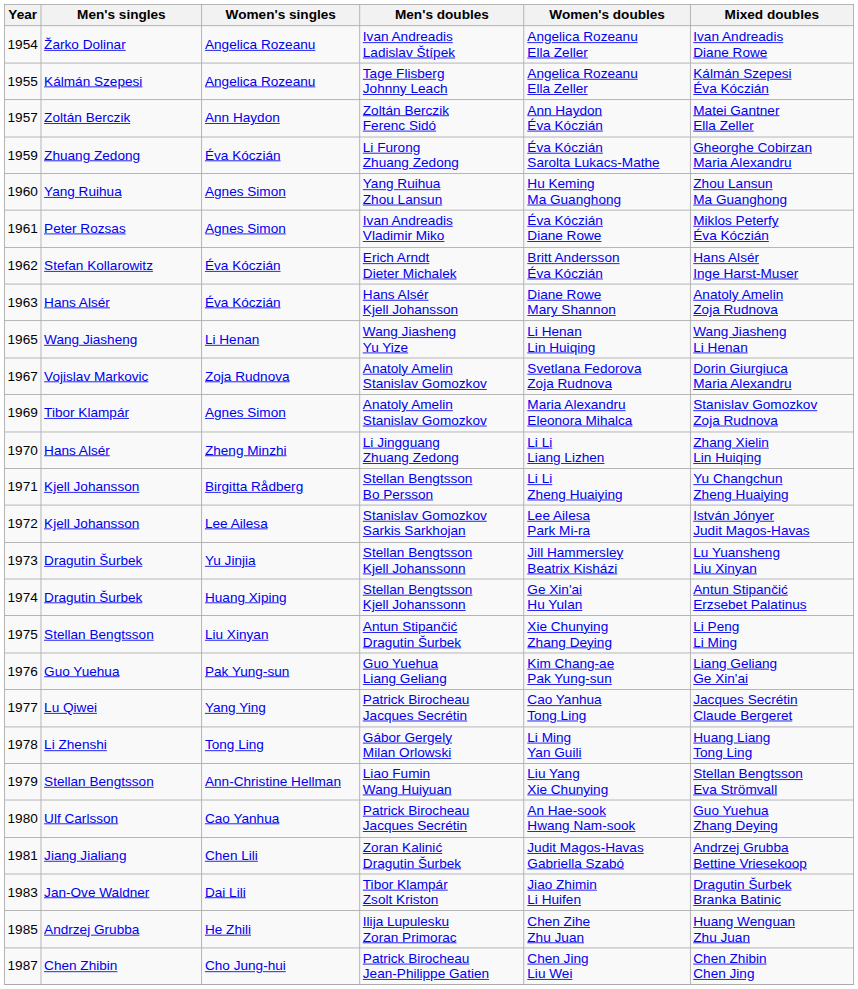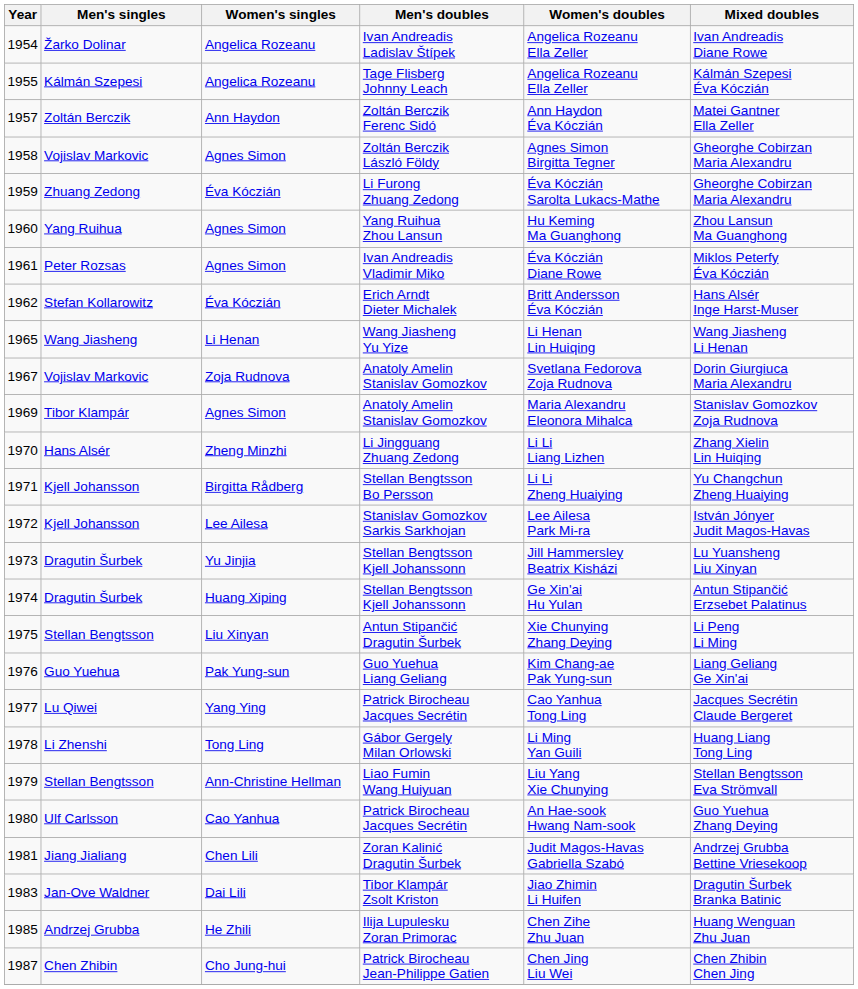+ row: (23, 155)
- row: (23, 302)
